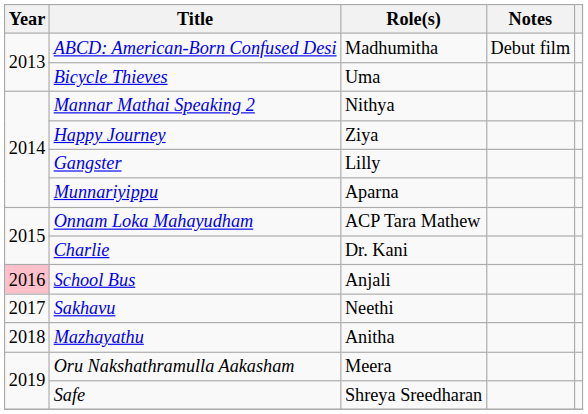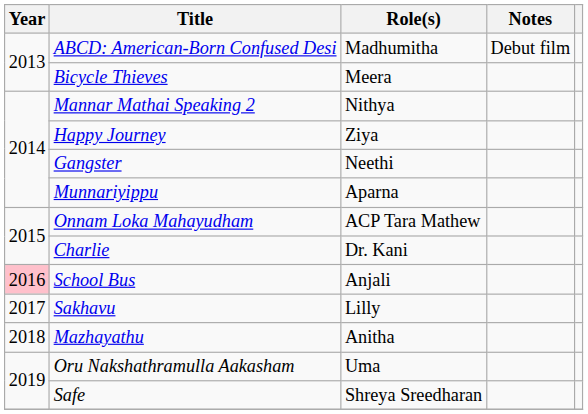(363, 76) Uma -> (368, 76) Meera
(363, 163) Lilly -> (369, 163) Neethi
(369, 308) Neethi -> (363, 308) Lilly
(368, 366) Meera -> (363, 366) Uma
